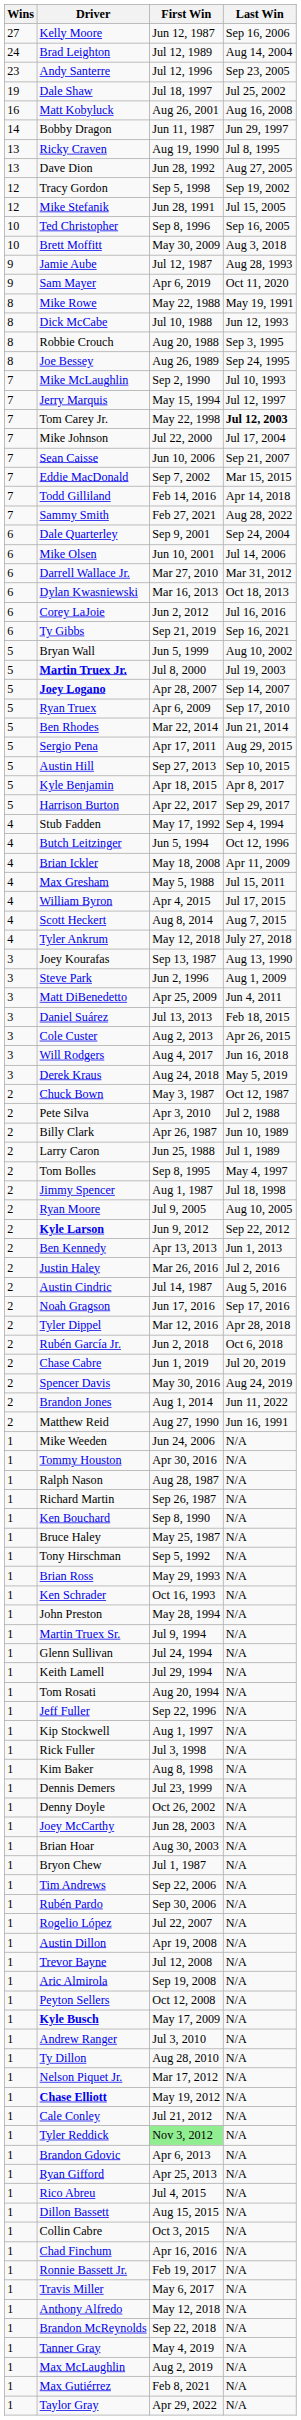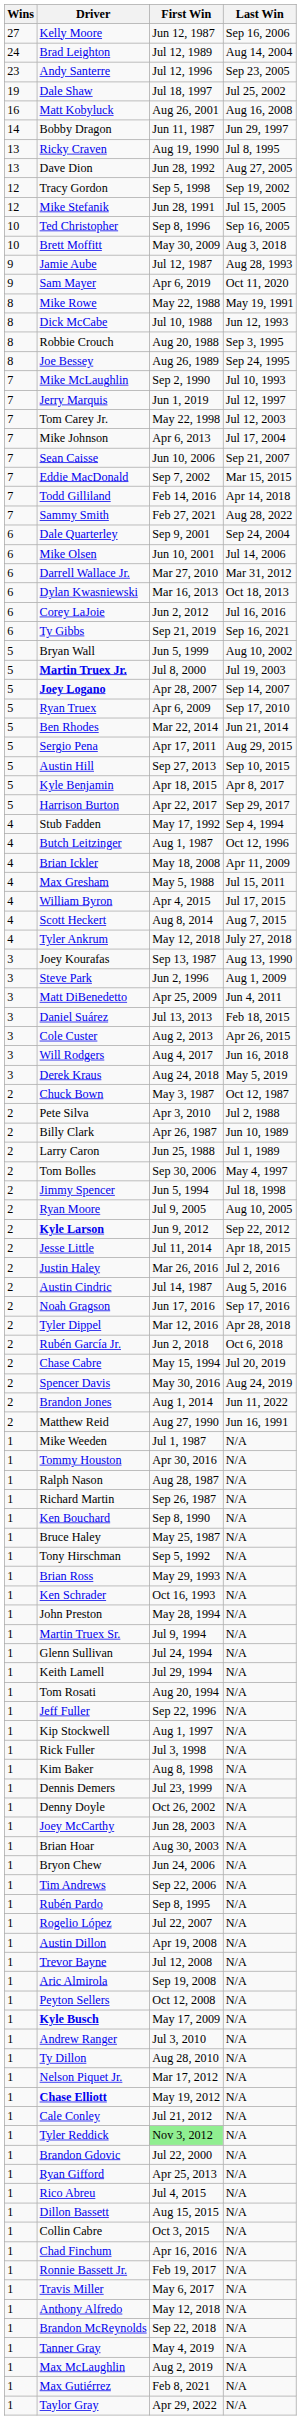(186, 399) May 15, 1994 -> (180, 399) Jun 1, 2019
(257, 419) bold -> (256, 419) normal
(182, 438) Jul 22, 2000 -> (181, 438) Apr 6, 2013
(180, 843) Jun 5, 1994 -> (183, 843) Aug 1, 1987
(181, 1171) Sep 8, 1995 -> (184, 1171) Sep 30, 2006
(183, 1190) Aug 1, 1987 -> (180, 1190) Jun 5, 1994
- row: (73, 1248)
+ row: (67, 1248)
(180, 1364) Jun 1, 2019 -> (186, 1364) May 15, 1994
(184, 1441) Jun 24, 2006 -> (179, 1441) Jul 1, 1987
(179, 1865) Jul 1, 1987 -> (184, 1865) Jun 24, 2006
(184, 1904) Sep 30, 2006 -> (181, 1904) Sep 8, 1995
(181, 2154) Apr 6, 2013 -> (182, 2154) Jul 22, 2000
